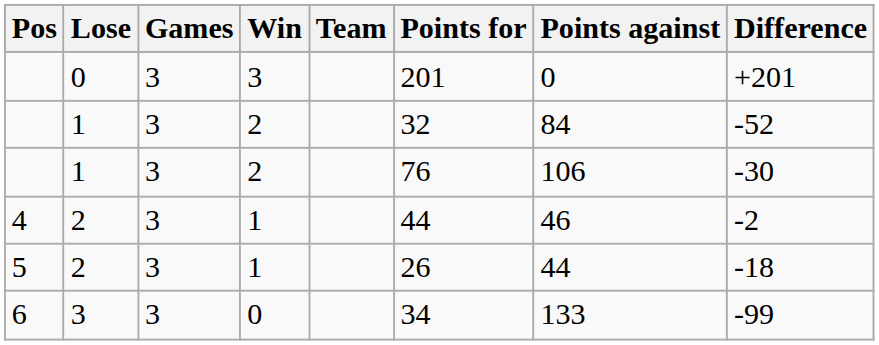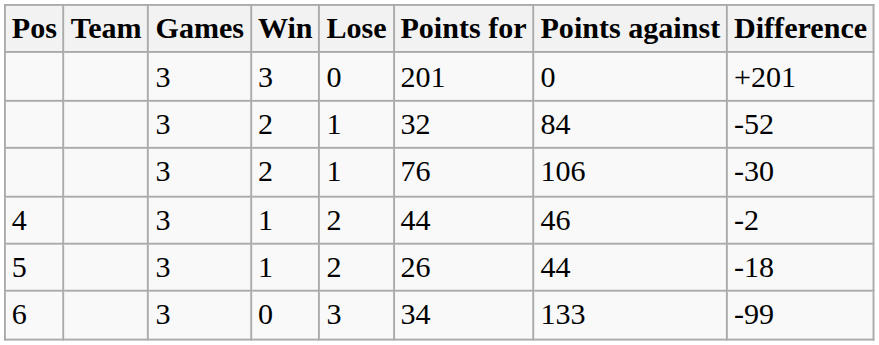columns swapped: (351, 28) <-> (101, 28)
